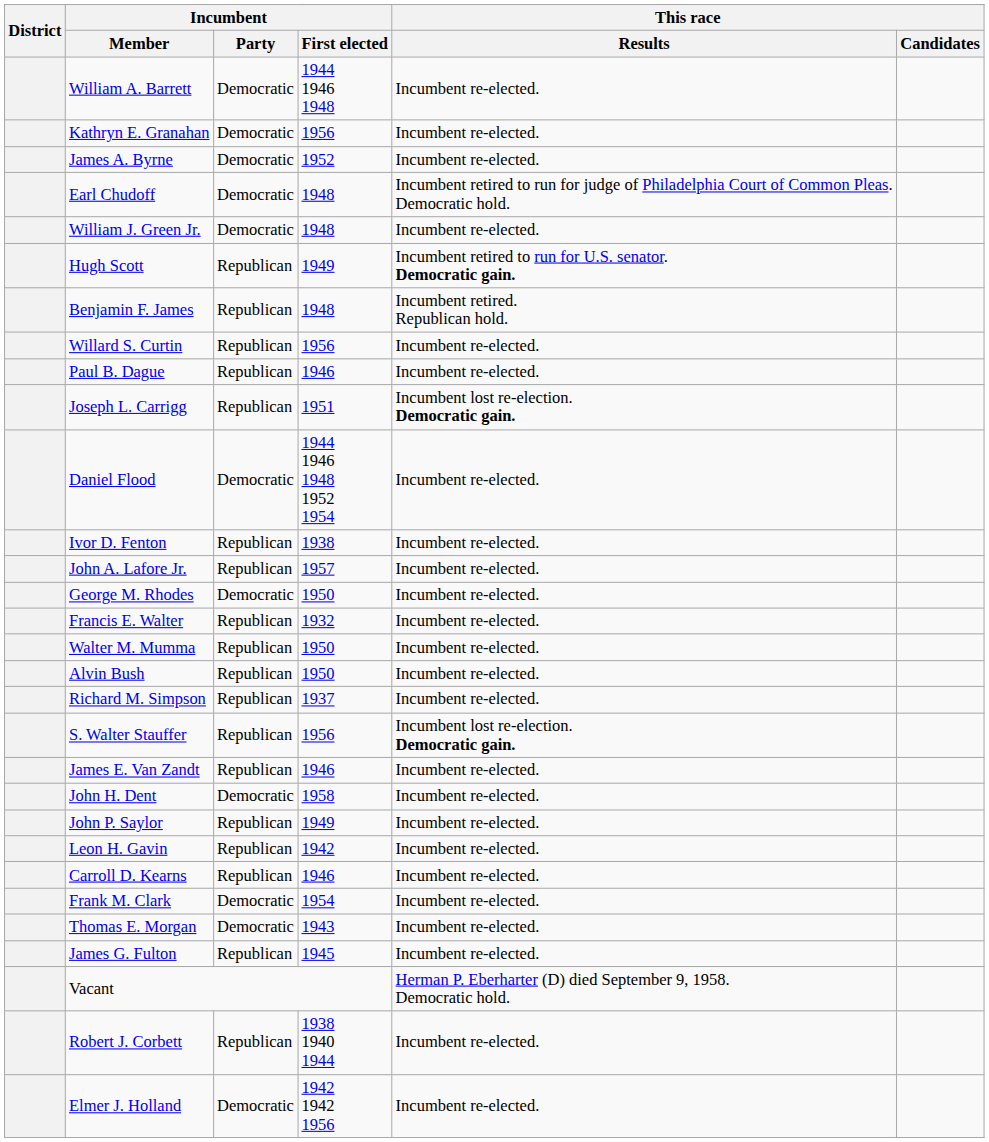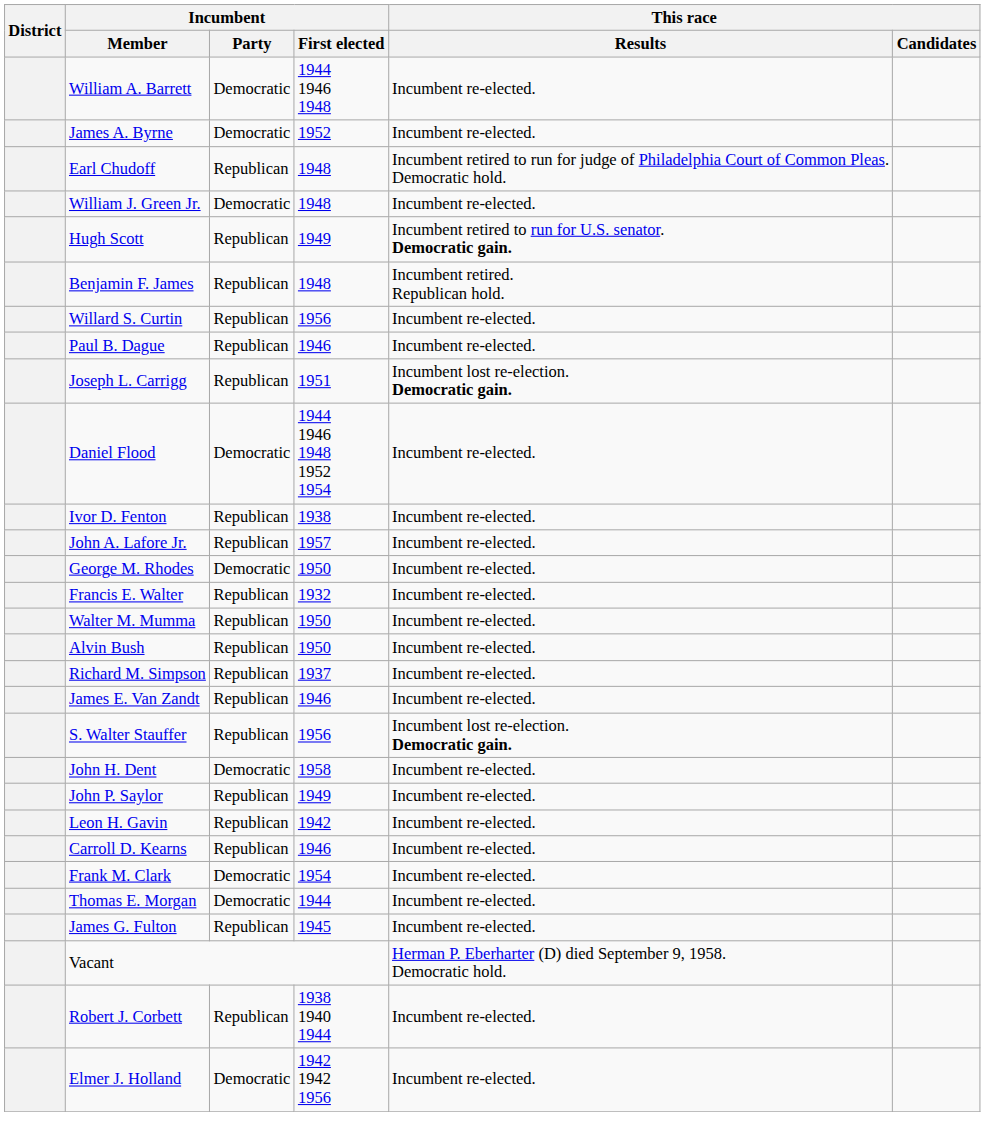- row: (139, 133)
(255, 194) Democratic -> (251, 168) Republican
rows swapped: (128, 734) <-> (134, 770)
(318, 927) 1943 -> (314, 901) 1944
